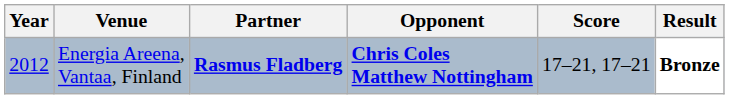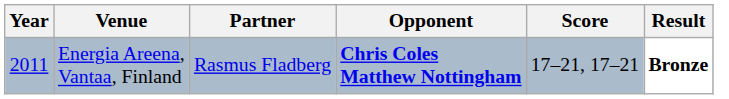(29, 65) 2012 -> (29, 65) 2011
(268, 65) bold -> (262, 65) normal
